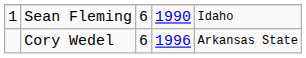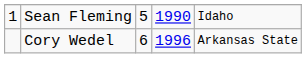(144, 17) 6 -> (144, 17) 5
